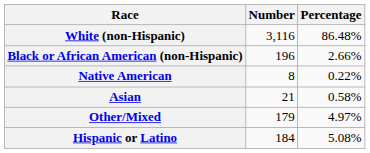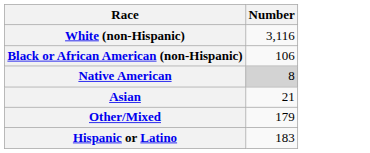- column: (331, 14)
(285, 55) 196 -> (285, 55) 106
(291, 76) no background -> (291, 76) lightgrey background
(285, 138) 184 -> (285, 138) 183
